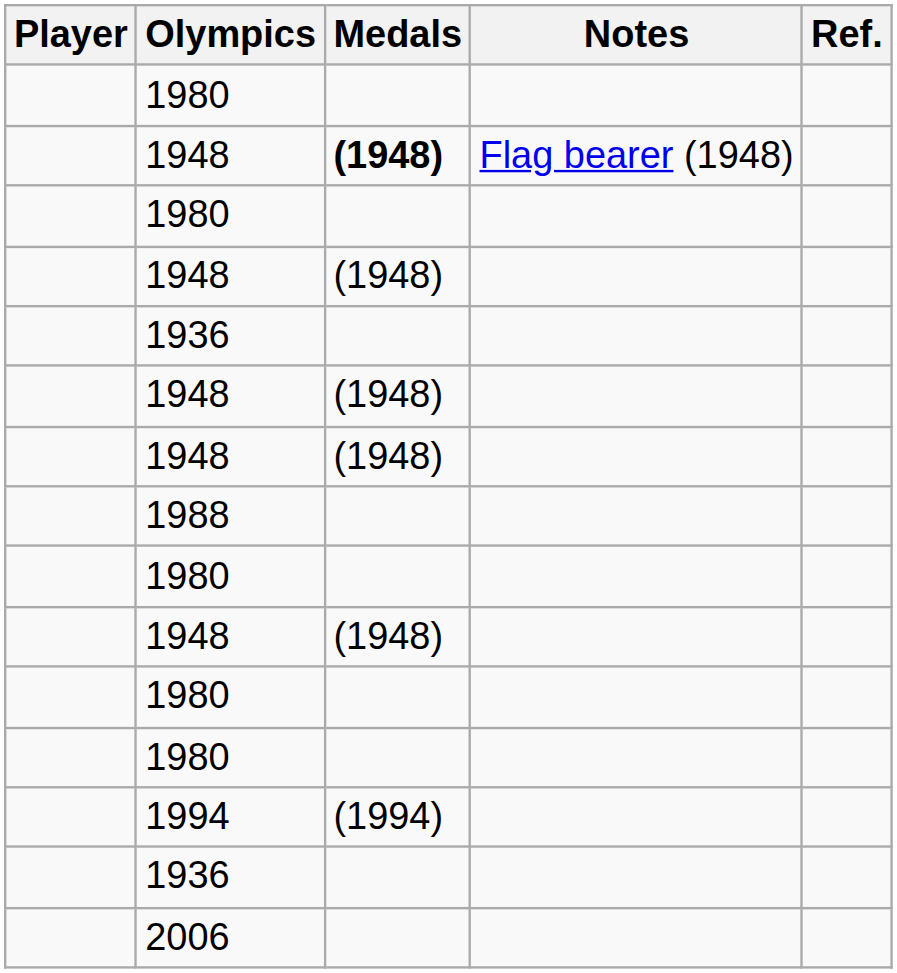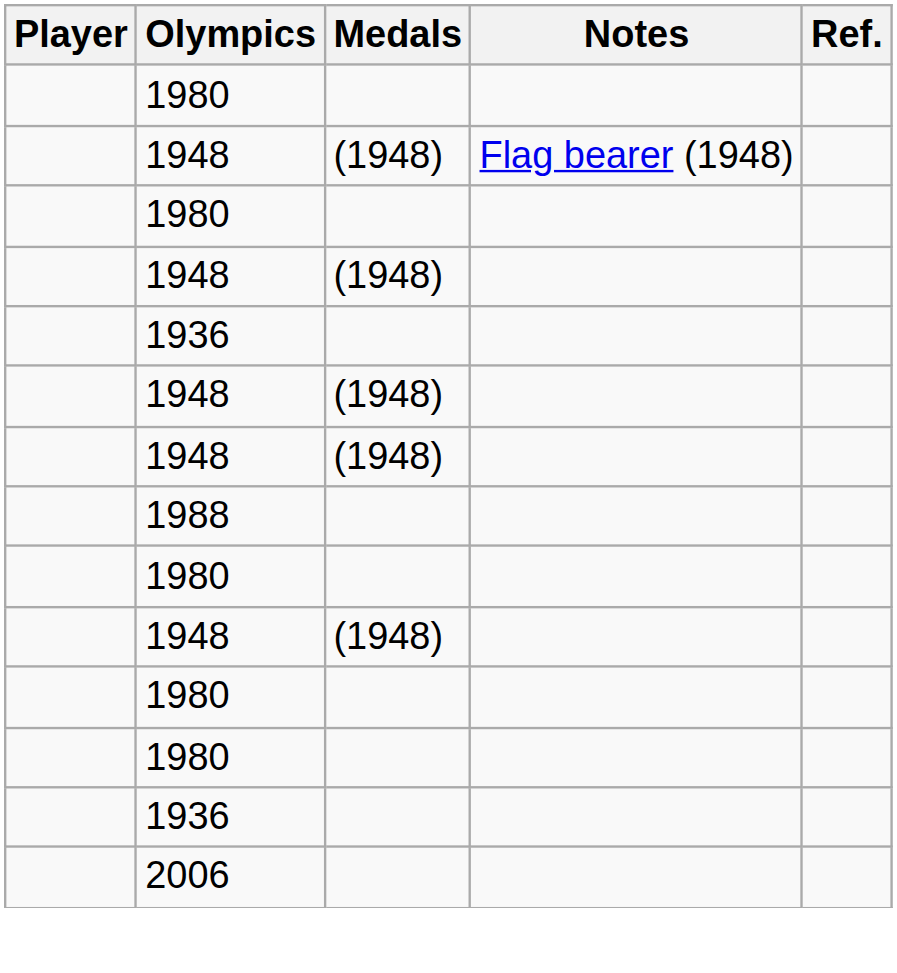(388, 154) bold -> (388, 154) normal
- row: (187, 816)
